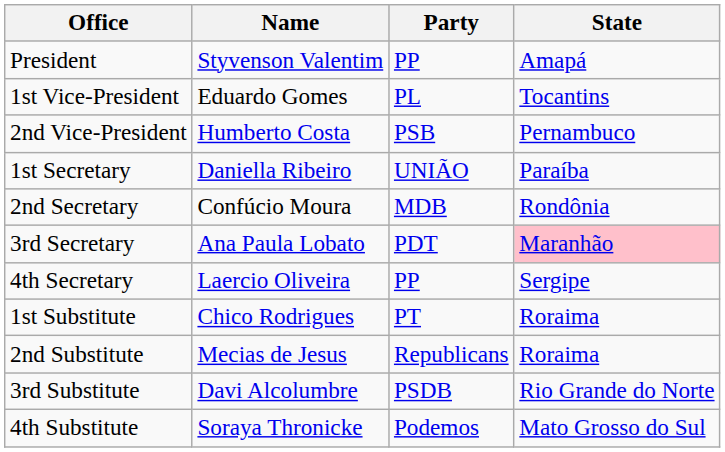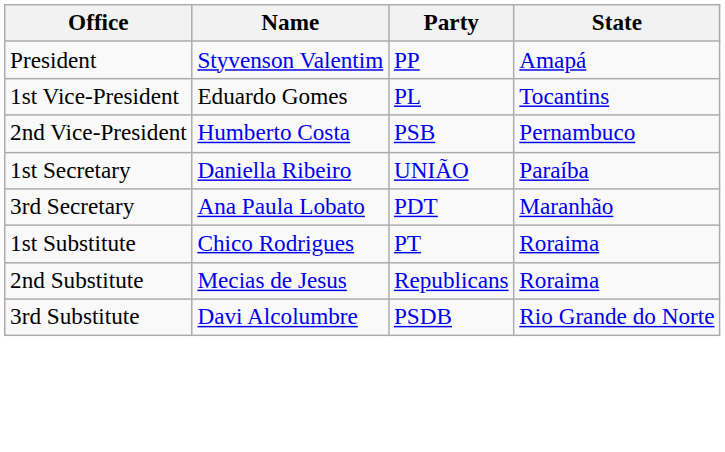- row: (74, 206)
(566, 243) pink background -> (566, 206) no background
- row: (72, 280)
- row: (74, 427)
